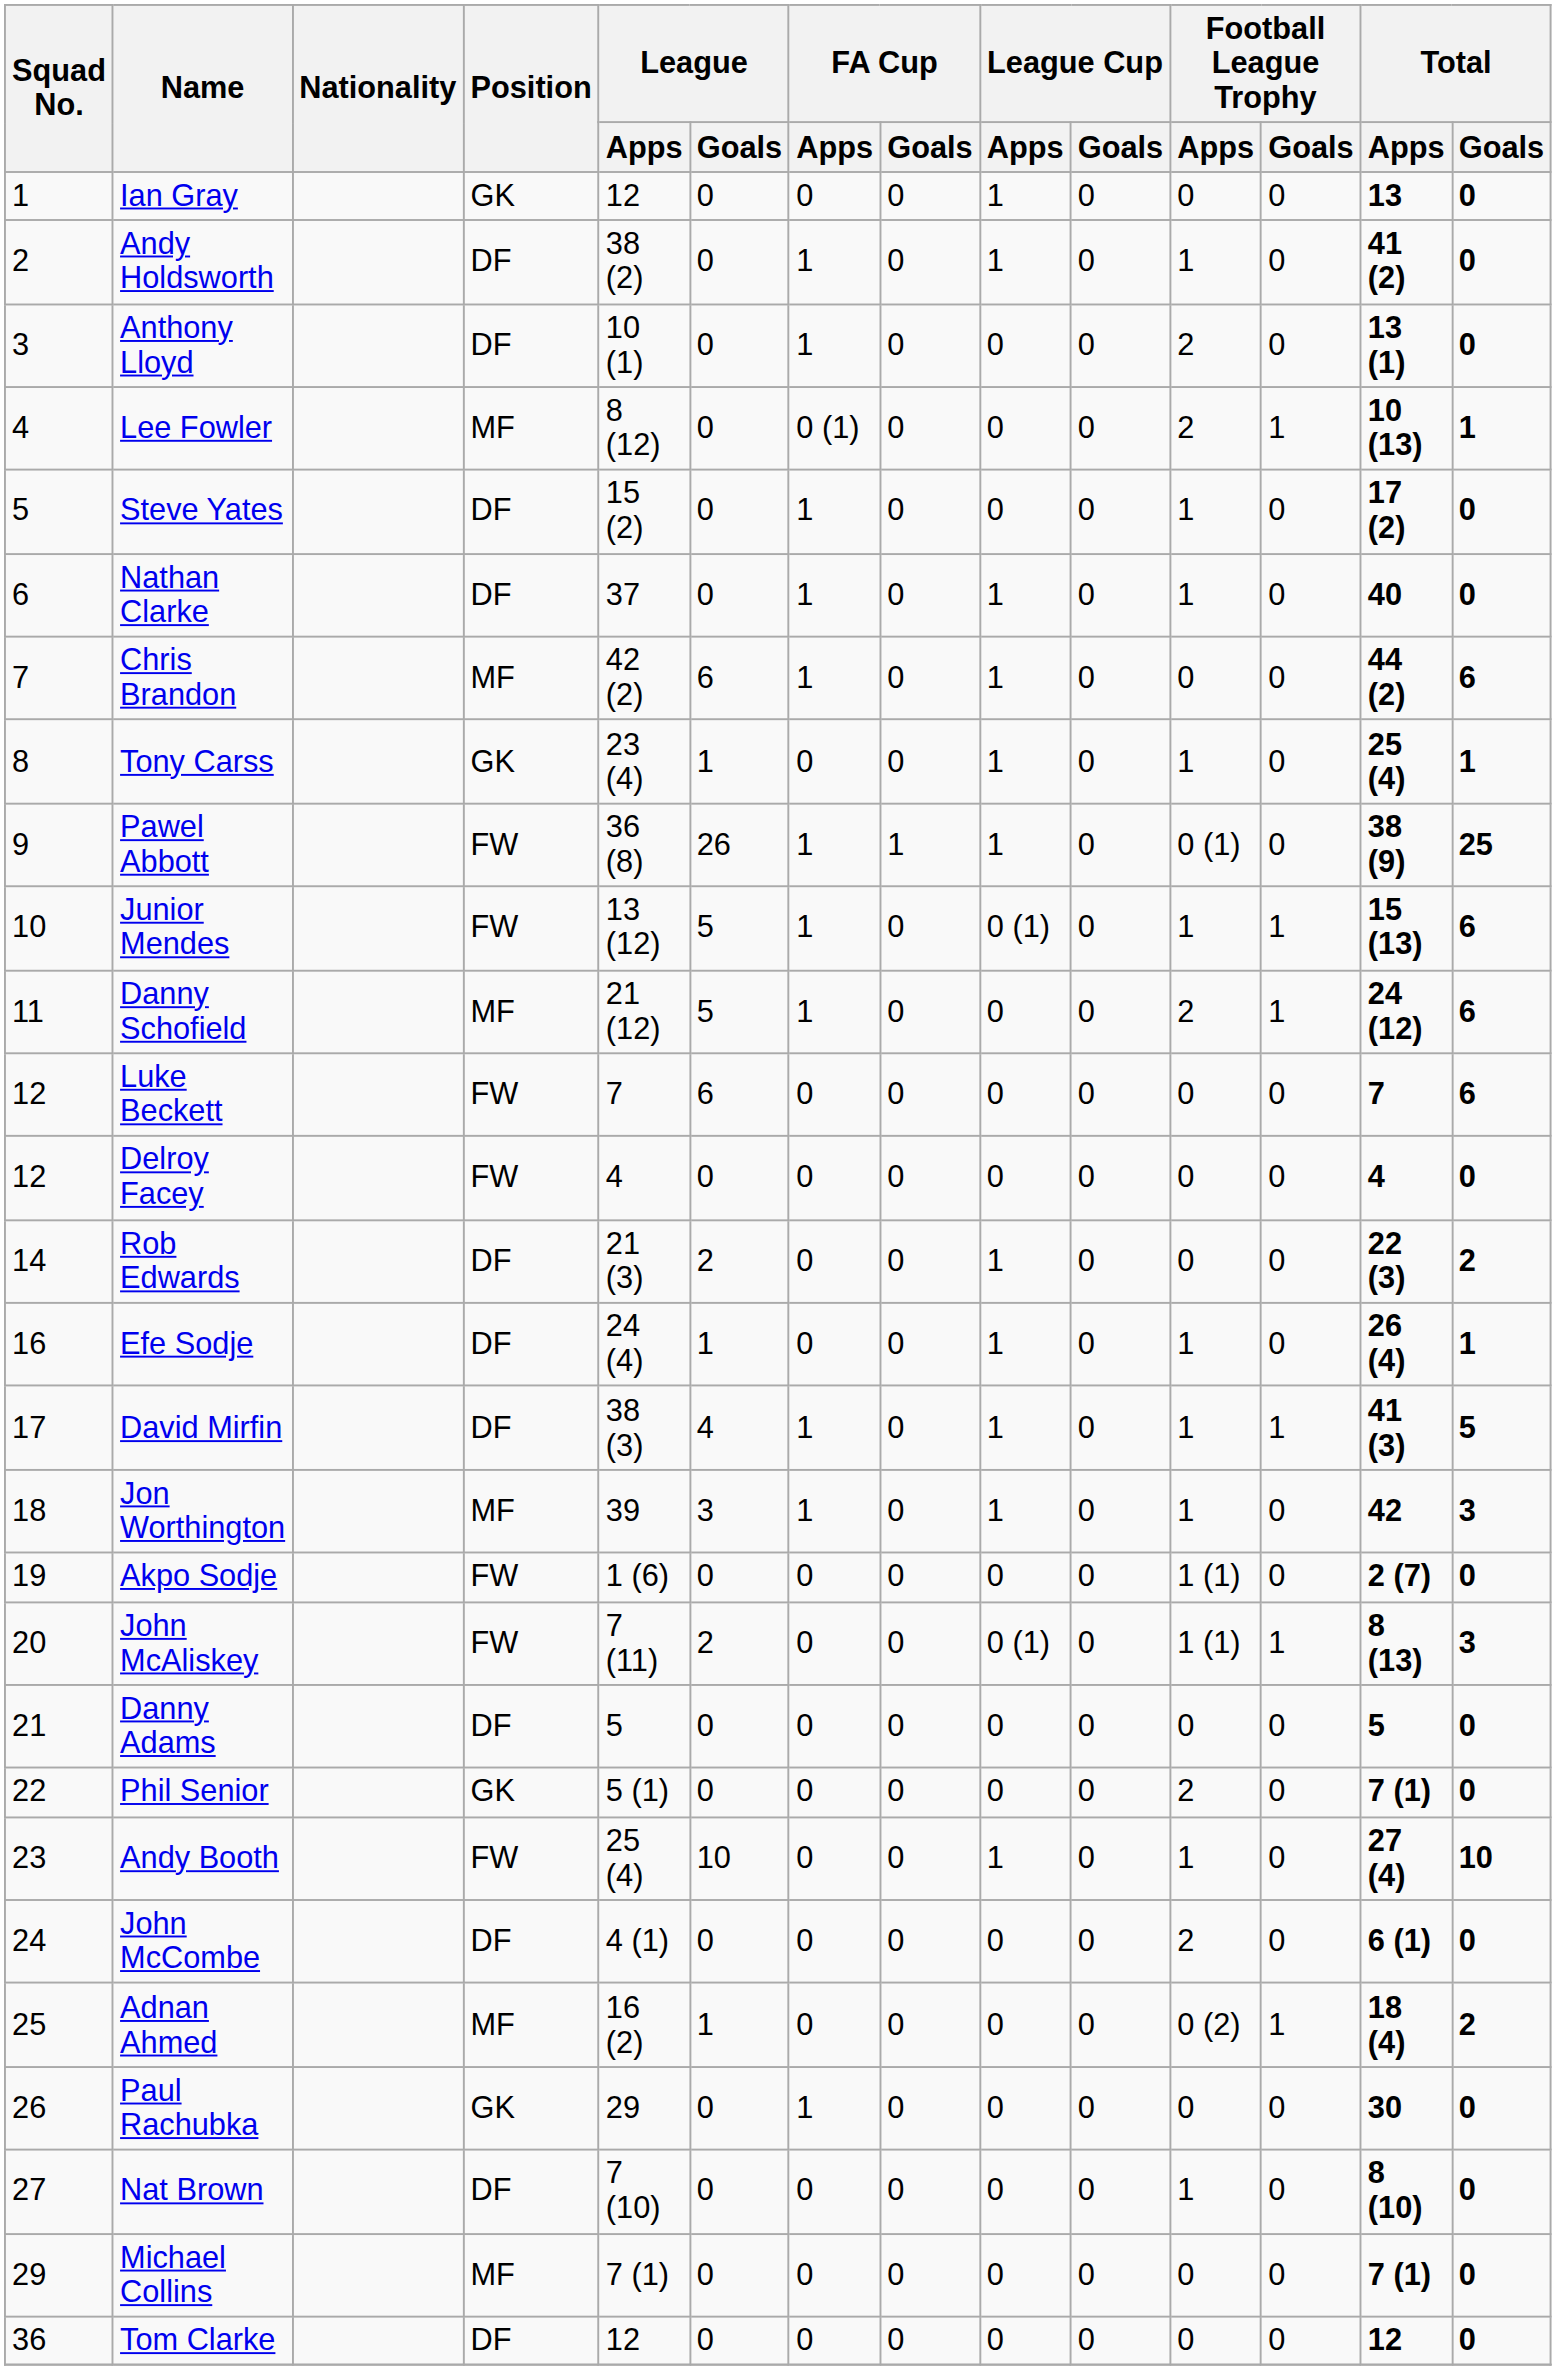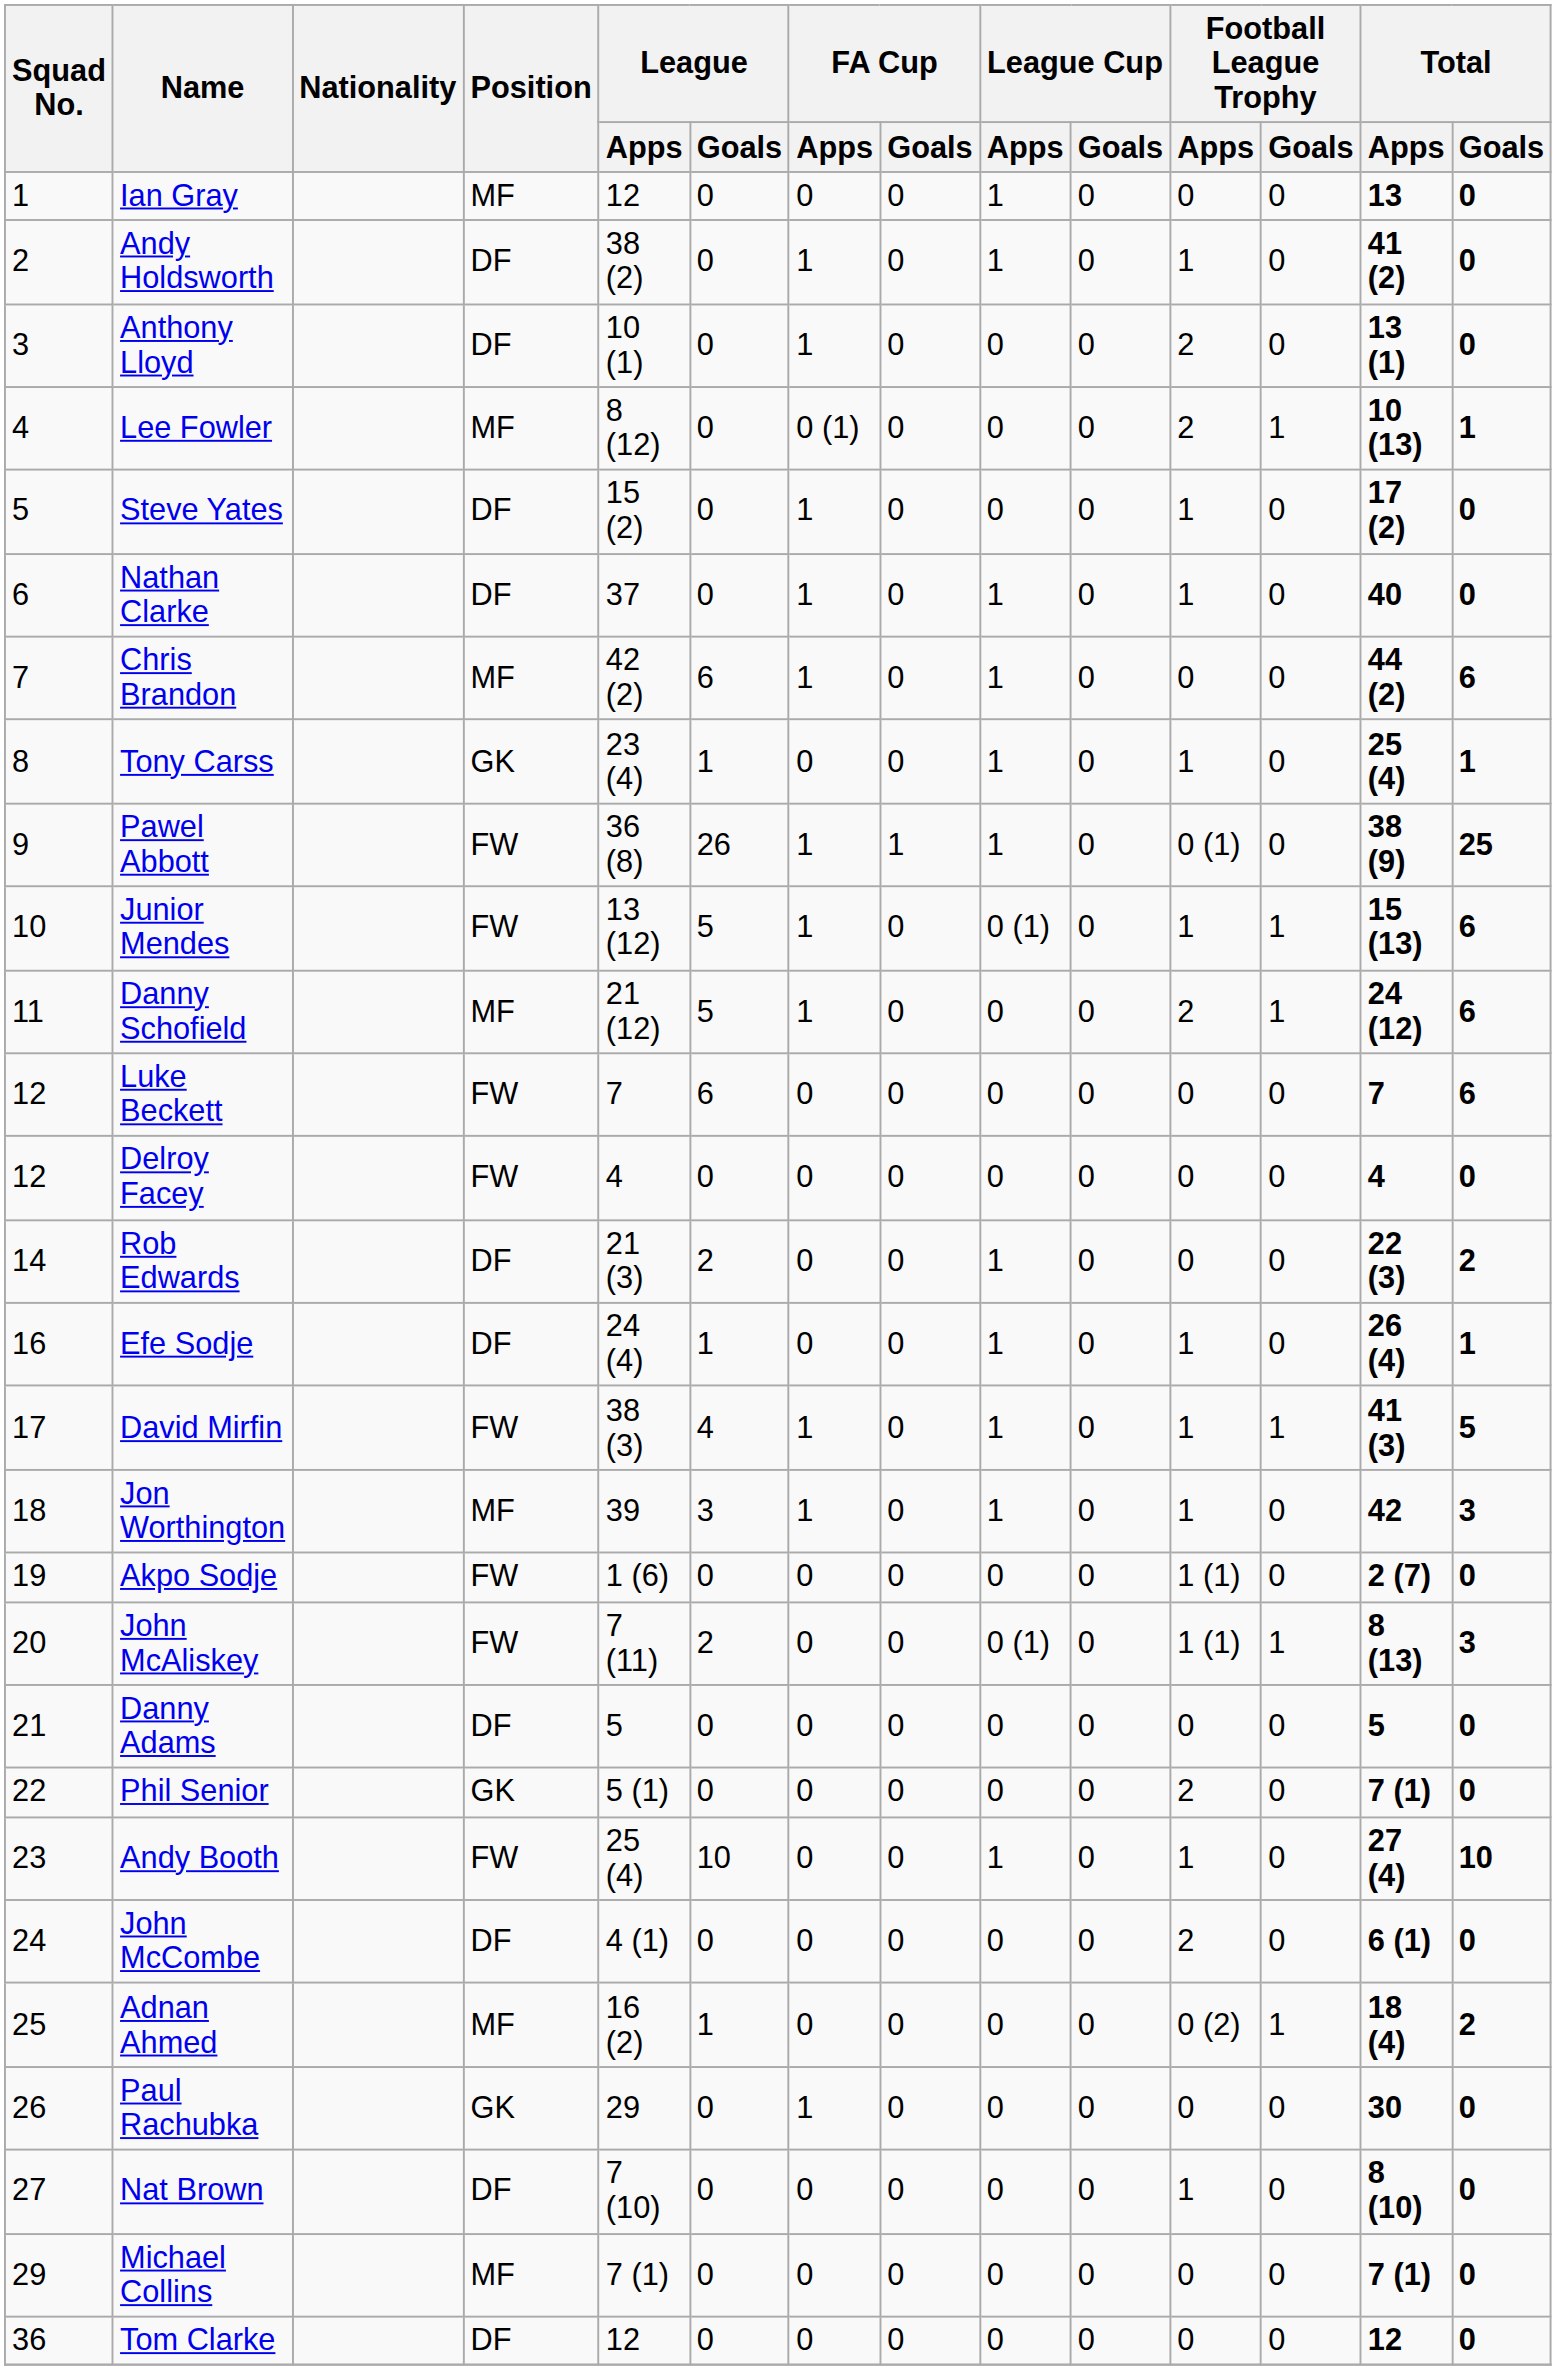(493, 195) GK -> (493, 195) MF
(491, 1427) DF -> (494, 1427) FW
